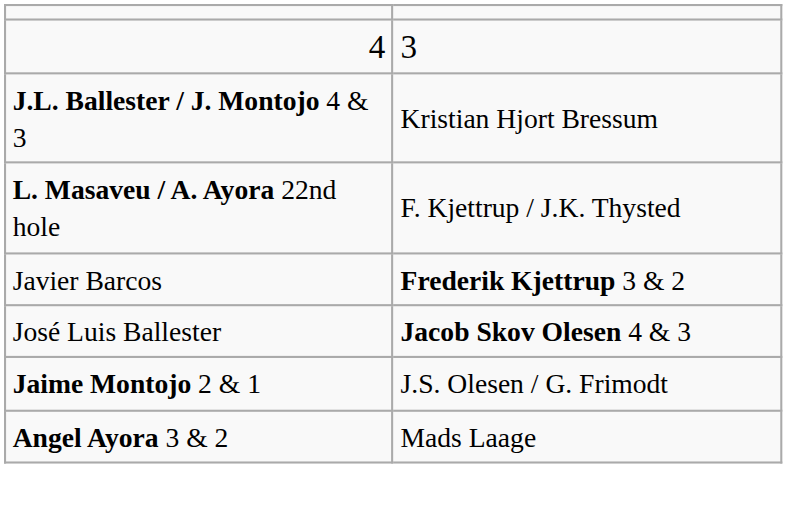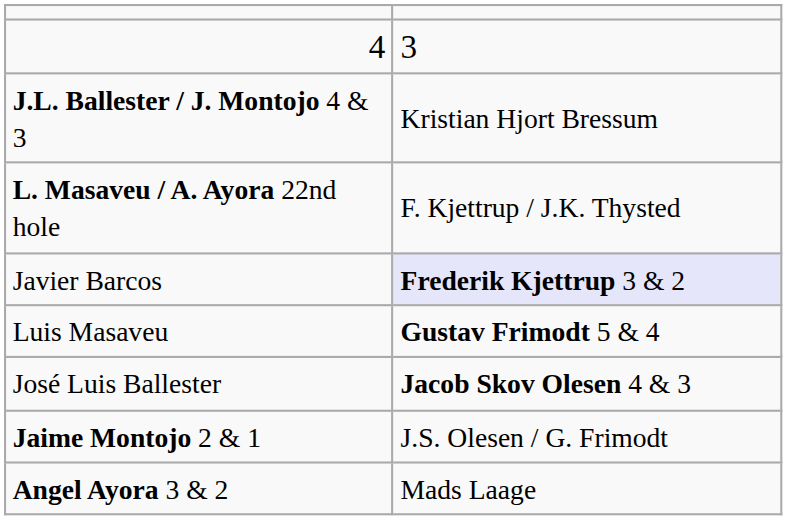(543, 280) no background -> (543, 280) lavender background
+ row: (90, 332)
